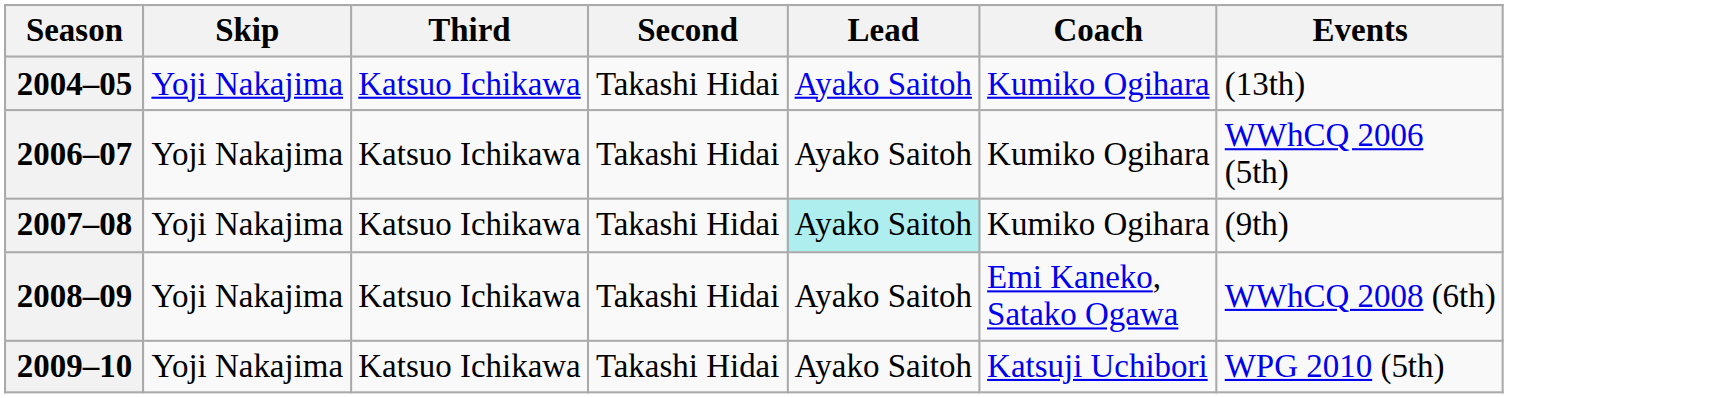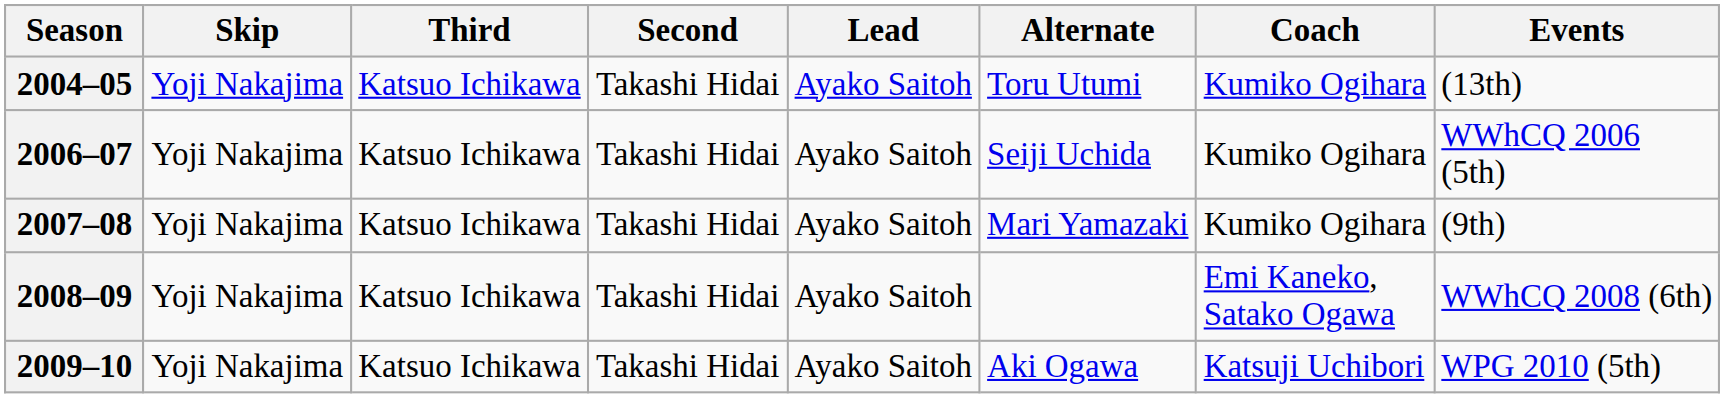+ column: (1088, 30)
(883, 224) paleturquoise background -> (883, 224) no background
